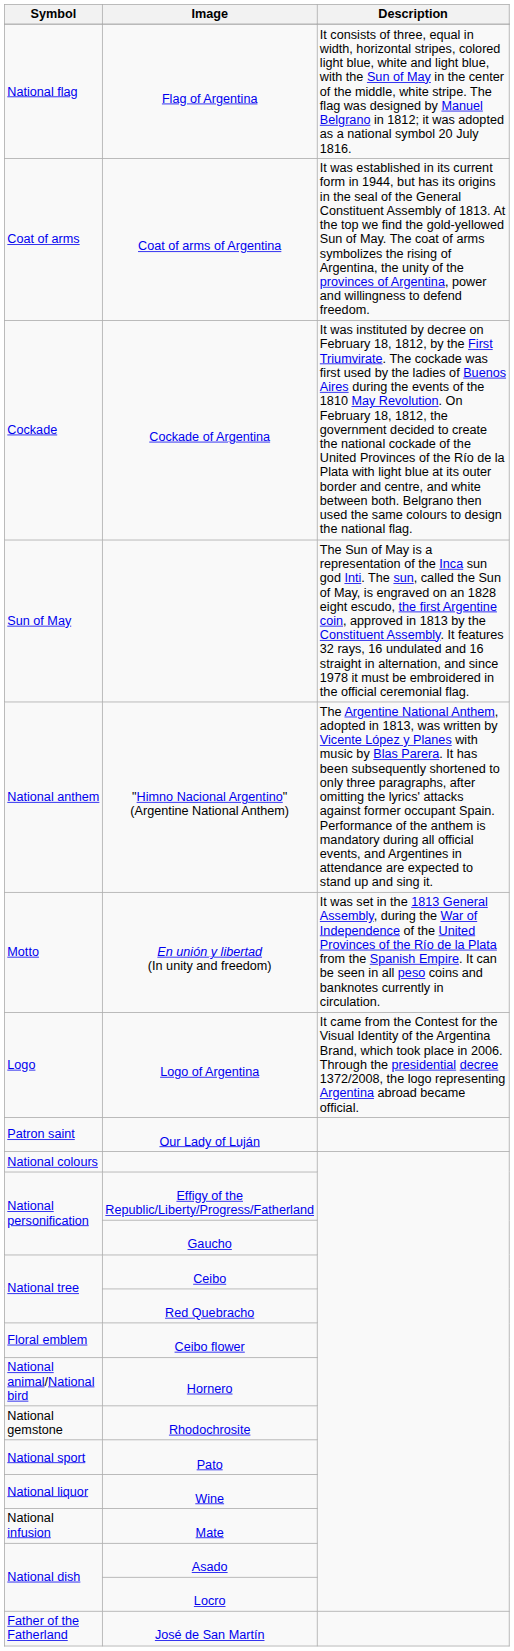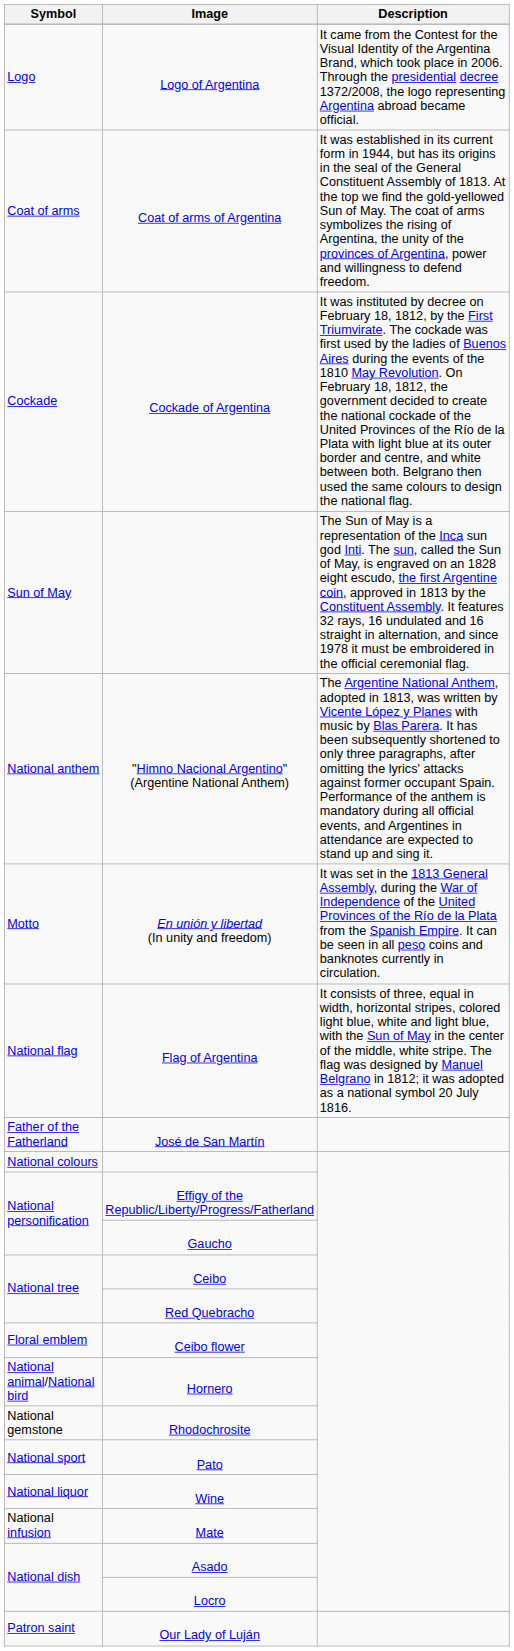rows swapped: (42, 91) <-> (21, 1064)
rows swapped: (43, 1628) <-> (41, 1134)
